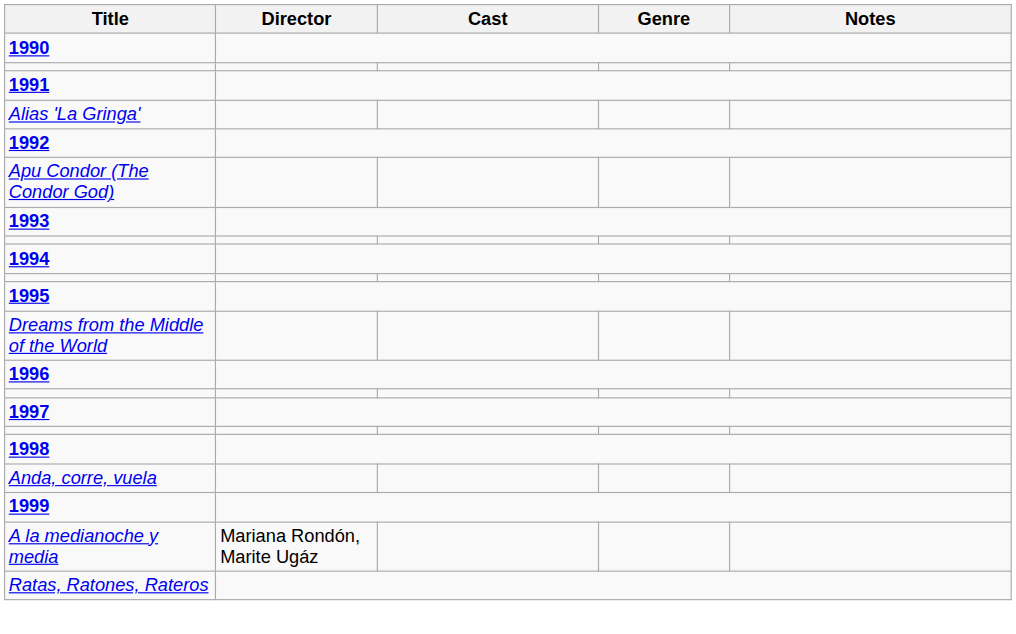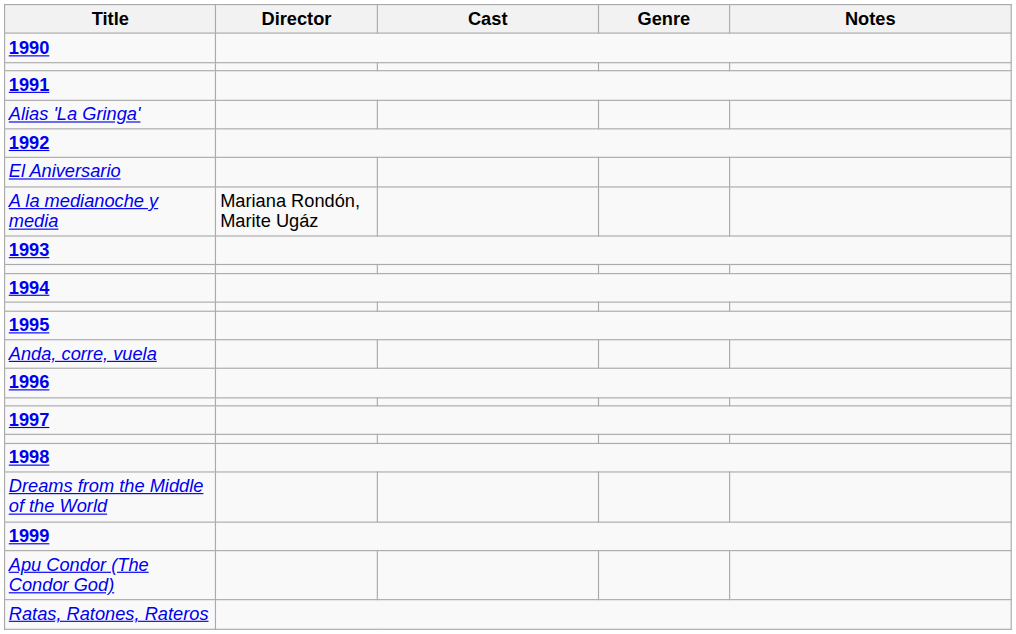+ row: (65, 172)
rows swapped: (79, 182) <-> (83, 546)
rows swapped: (83, 478) <-> (106, 335)
